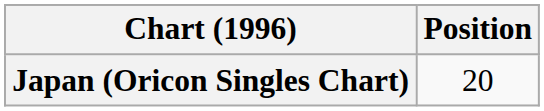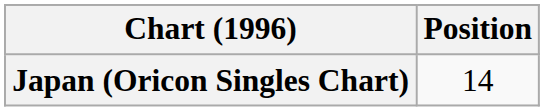(478, 79) 20 -> (478, 79) 14
